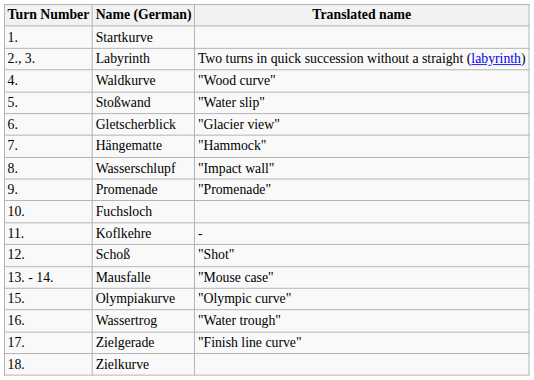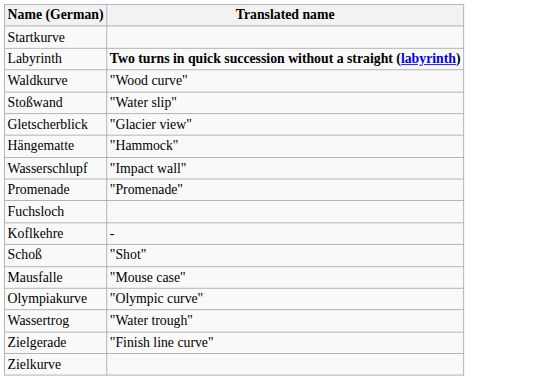- column: (48, 15)
(362, 59) normal -> (285, 59) bold
